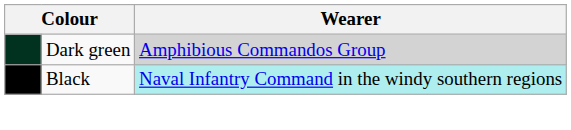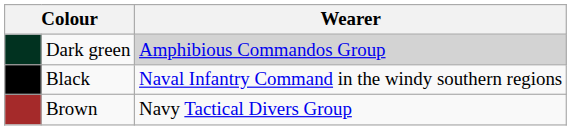(351, 79) paleturquoise background -> (351, 79) no background
+ row: (72, 109)
